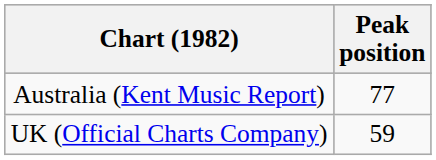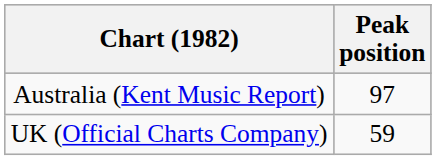(382, 93) 77 -> (382, 93) 97
